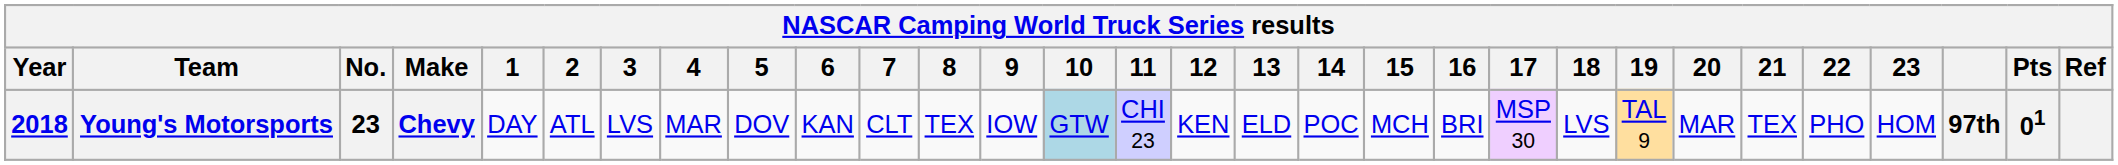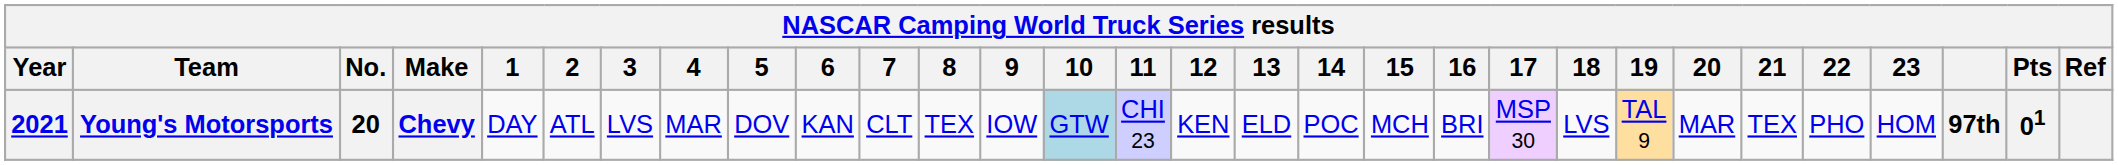(39, 125) 2018 -> (39, 125) 2021
(366, 125) 23 -> (366, 125) 20
